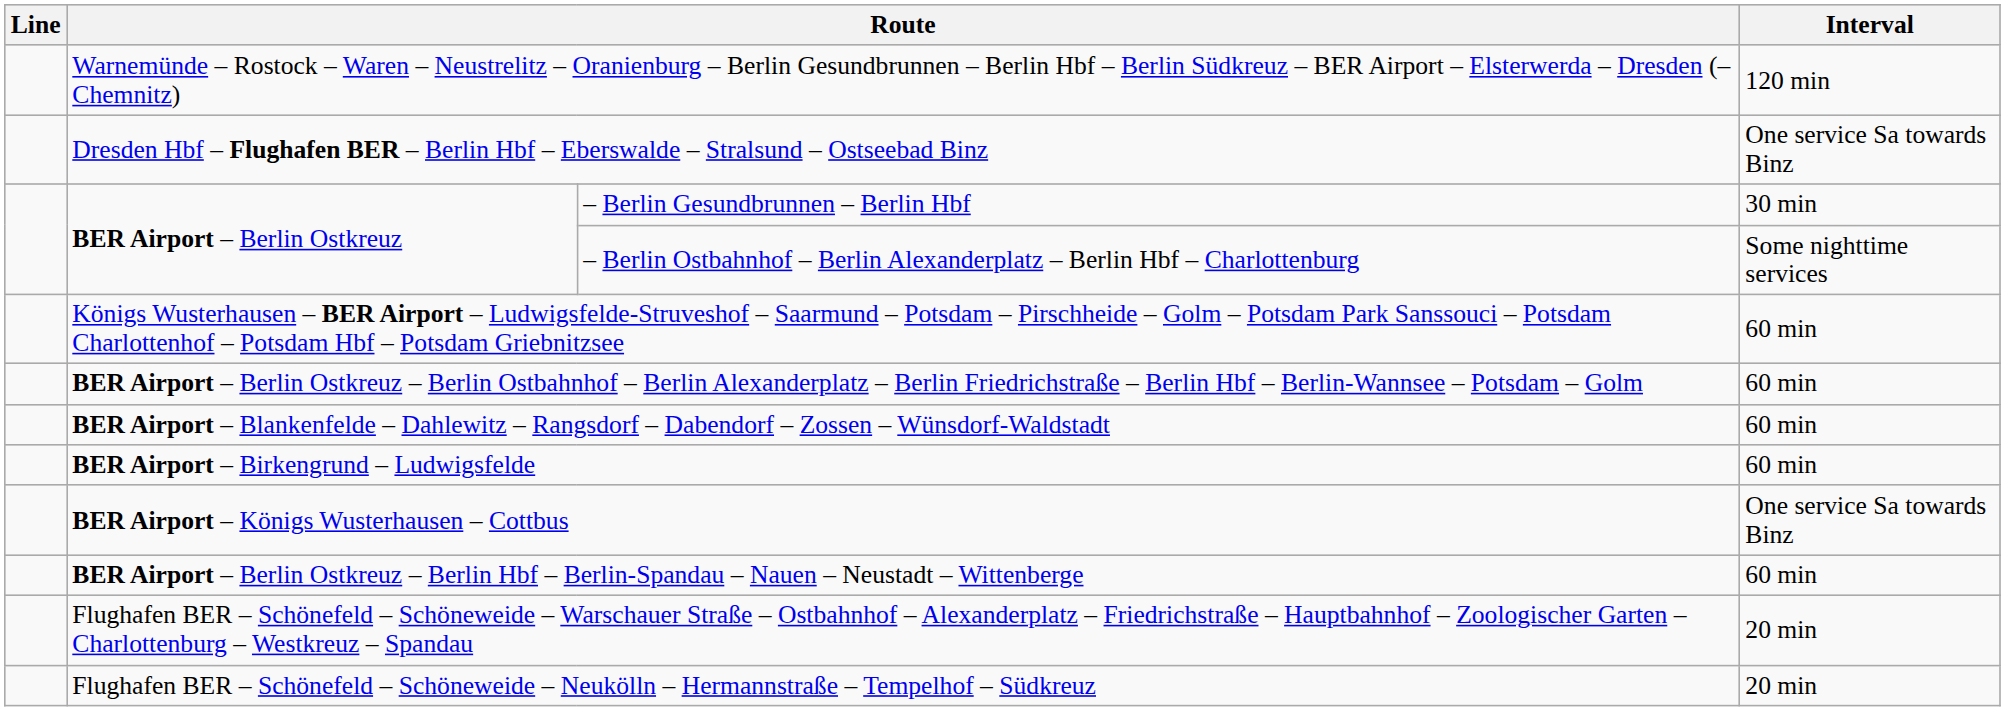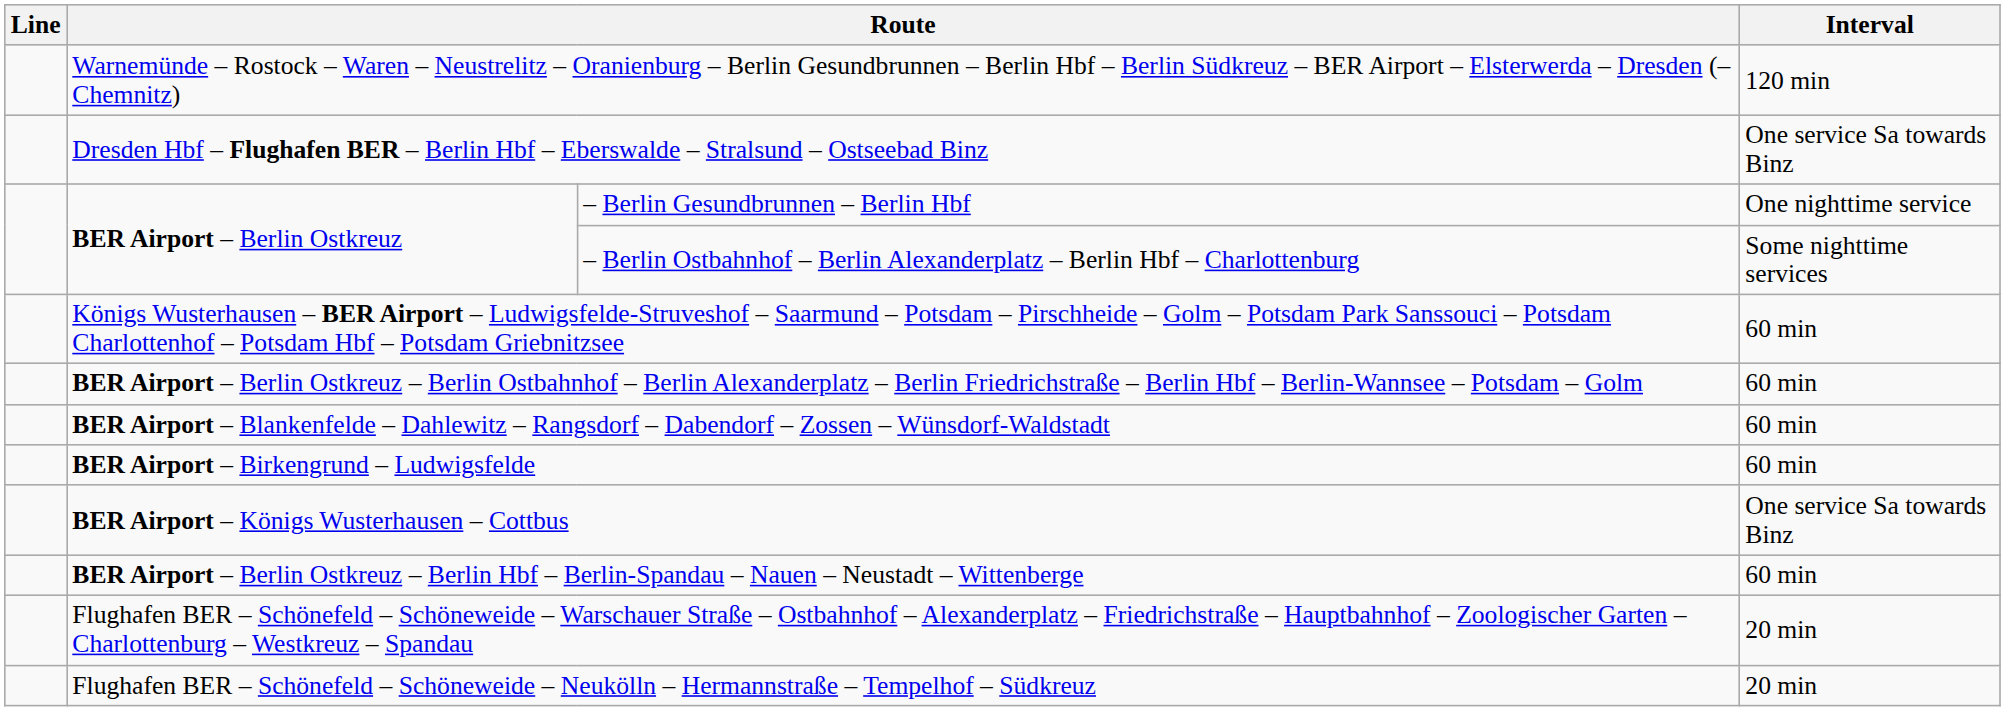(1781, 204) 30 min -> (1858, 204) One nighttime service
